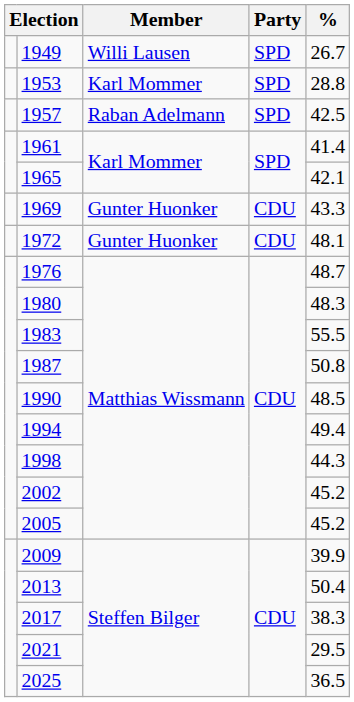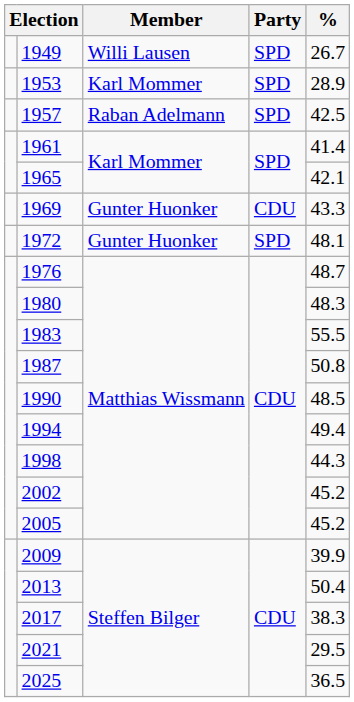(328, 83) 28.8 -> (328, 83) 28.9
(275, 240) CDU -> (272, 240) SPD
